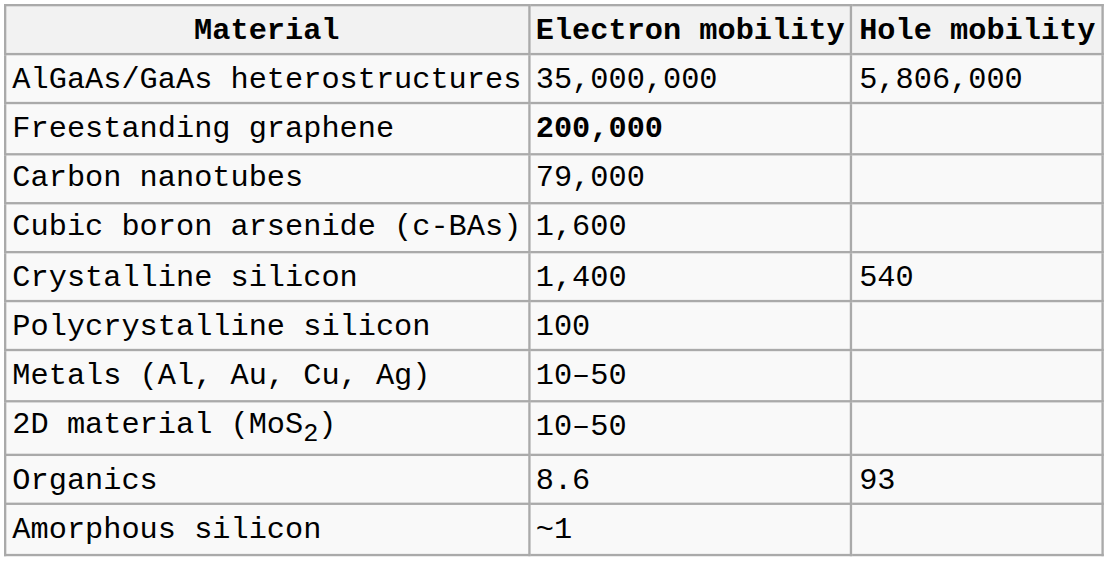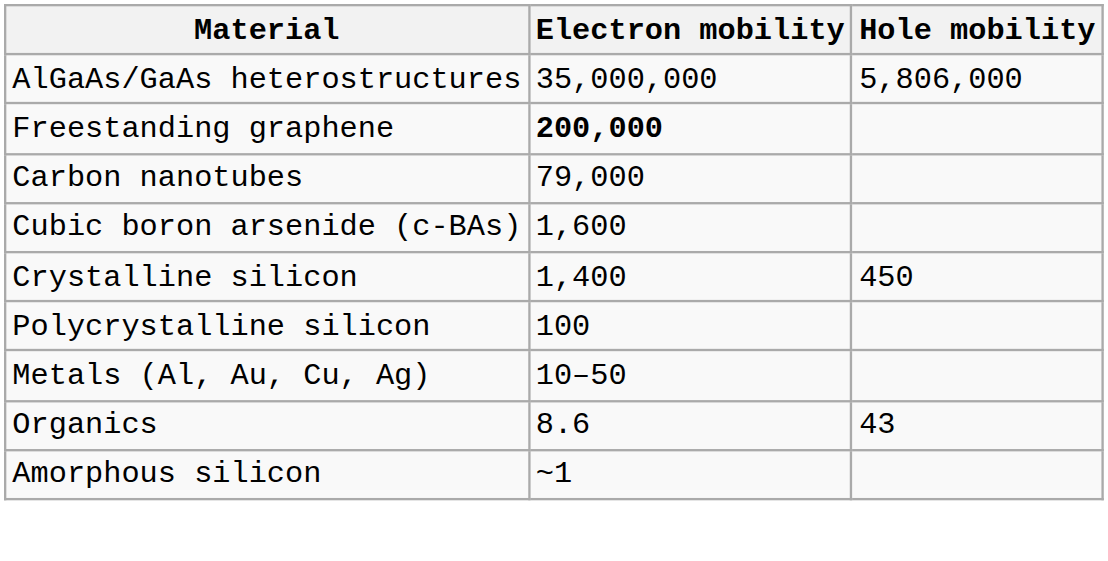(886, 277) 540 -> (886, 277) 450
- row: (174, 428)
(877, 480) 93 -> (877, 425) 43
